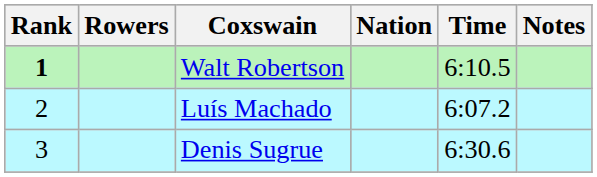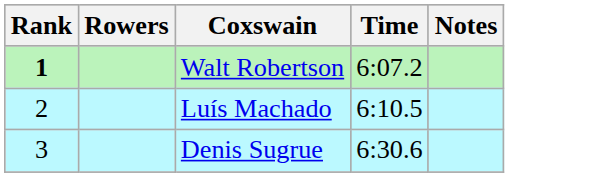- column: (394, 25)
(477, 66) 6:10.5 -> (389, 66) 6:07.2
(477, 108) 6:07.2 -> (389, 108) 6:10.5
